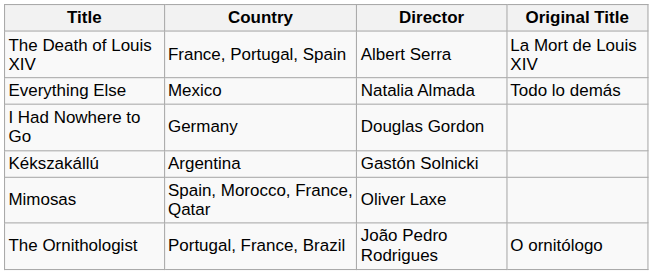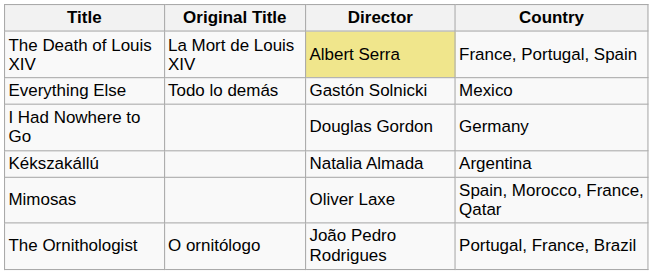columns swapped: (577, 17) <-> (260, 17)
(406, 54) no background -> (355, 54) khaki background
(418, 90) Natalia Almada -> (368, 90) Gastón Solnicki
(420, 163) Gastón Solnicki -> (366, 163) Natalia Almada
